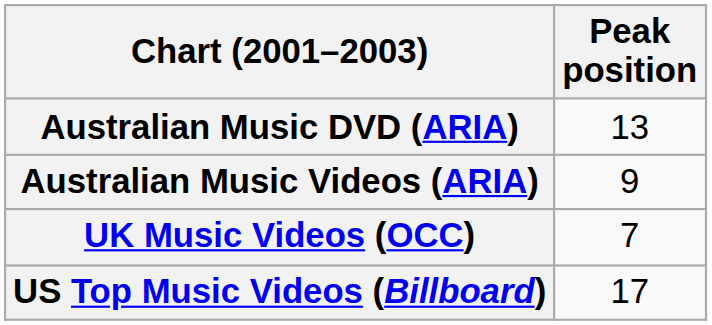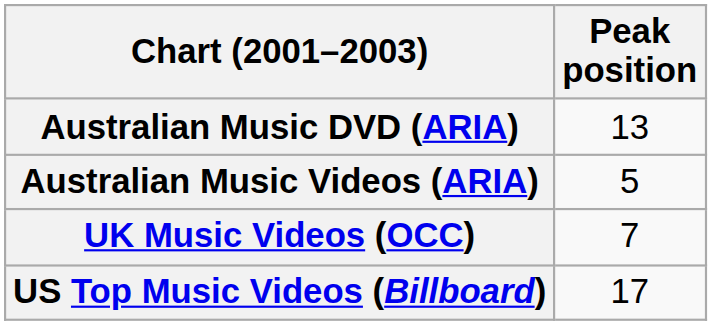(630, 181) 9 -> (630, 181) 5
